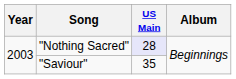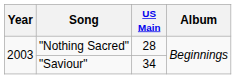(149, 45) lavender background -> (149, 45) no background
(149, 64) 35 -> (149, 64) 34
